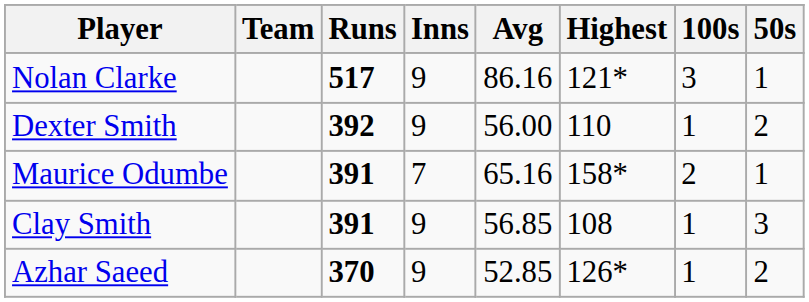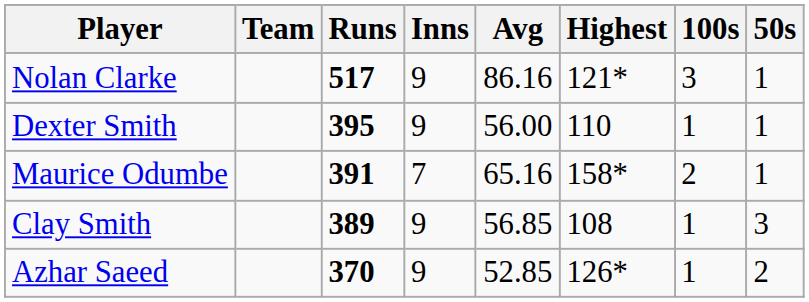(351, 126) 392 -> (351, 126) 395
(761, 126) 2 -> (761, 126) 1
(351, 223) 391 -> (351, 223) 389
